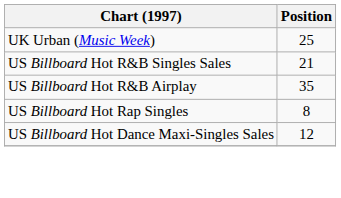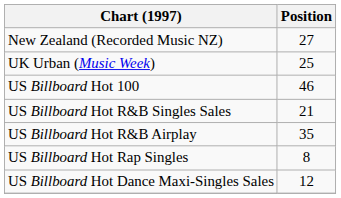+ row: (115, 39)
+ row: (74, 87)
